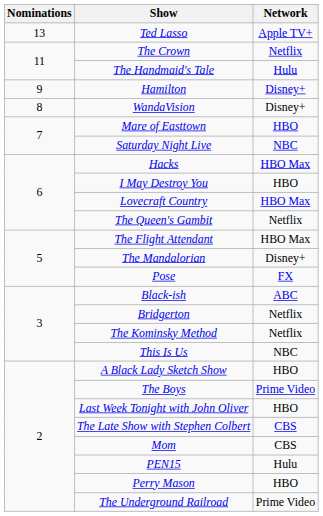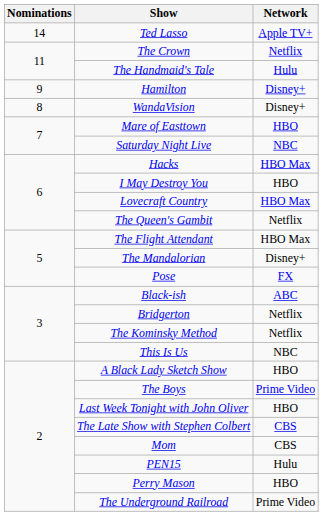(39, 32) 13 -> (39, 32) 14
